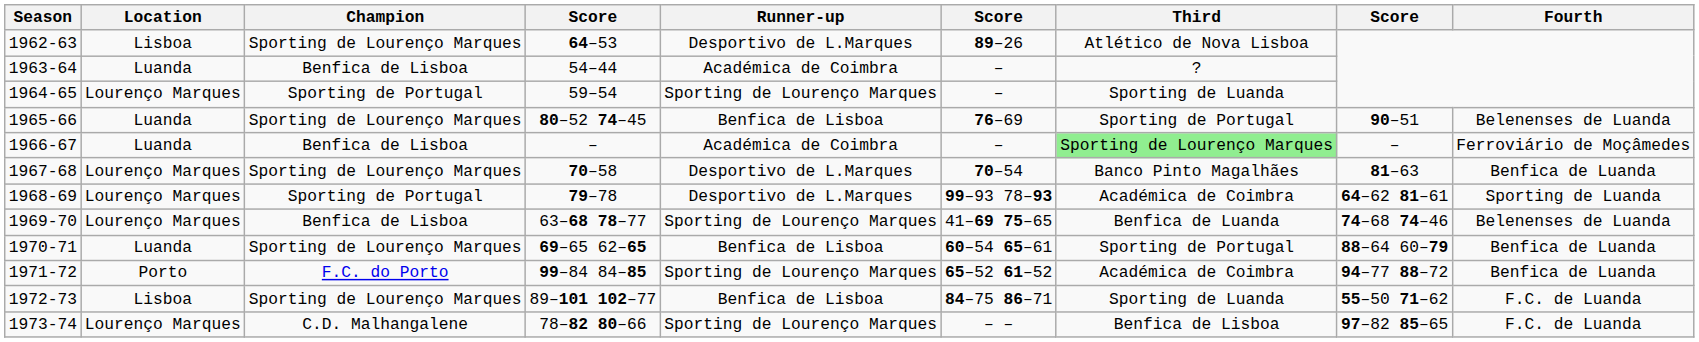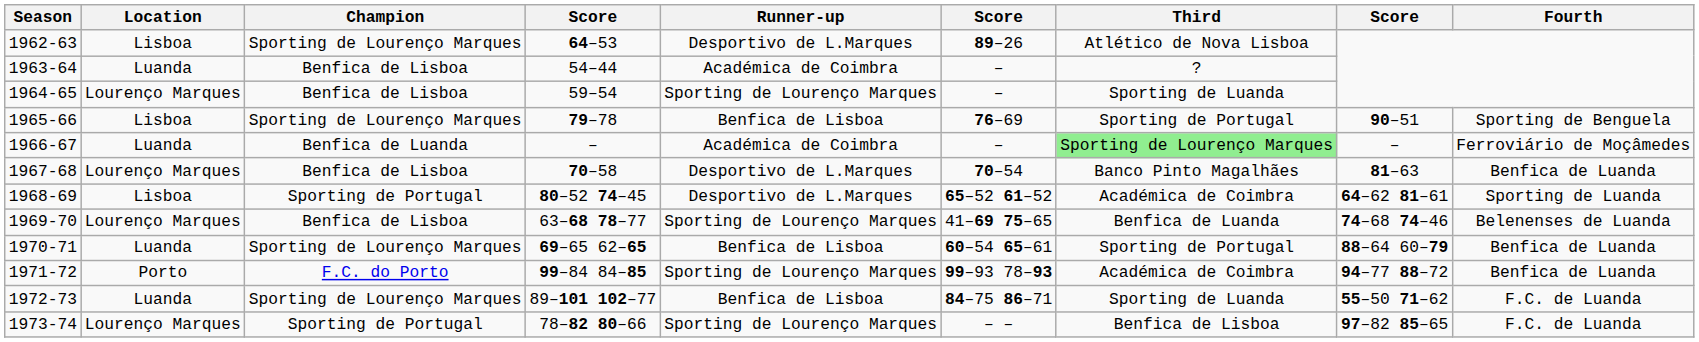(385, 94) Sporting de Portugal -> (385, 94) Benfica de Lisboa
(163, 120) Luanda -> (163, 120) Lisboa
(593, 120) 80–52 74–45 -> (593, 120) 79–78
(1573, 120) Belenenses de Luanda -> (1573, 120) Sporting de Benguela
(385, 146) Benfica de Lisboa -> (385, 146) Benfica de Luanda
(385, 171) Sporting de Lourenço Marques -> (385, 171) Benfica de Lisboa
(163, 197) Lourenço Marques -> (163, 197) Lisboa
(593, 197) 79–78 -> (593, 197) 80–52 74–45
(999, 197) 99–93 78–93 -> (999, 197) 65–52 61–52
(999, 273) 65–52 61–52 -> (999, 273) 99–93 78–93
(163, 299) Lisboa -> (163, 299) Luanda
(385, 325) C.D. Malhangalene -> (385, 325) Sporting de Portugal
